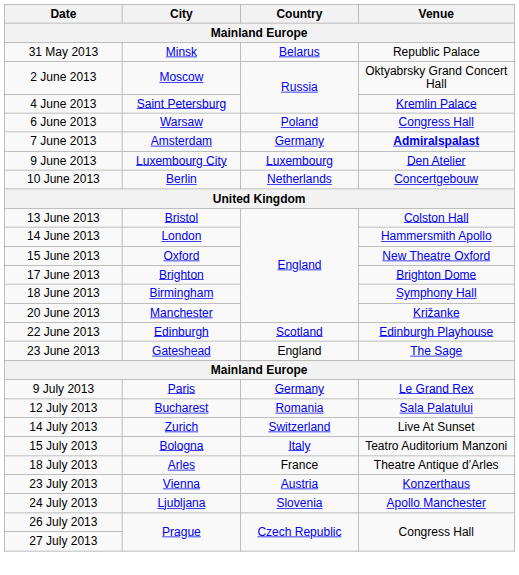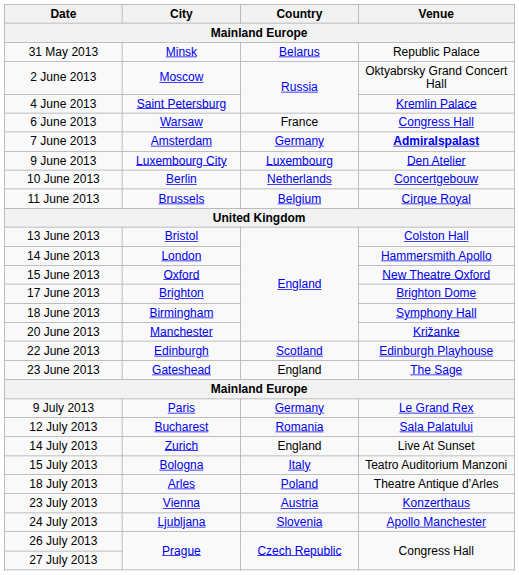(299, 122) Poland -> (299, 122) France
+ row: (63, 198)
(299, 427) Switzerland -> (299, 446) England
(299, 465) France -> (299, 484) Poland
